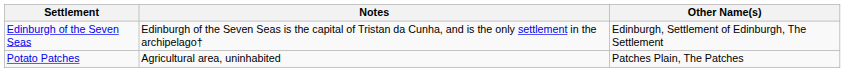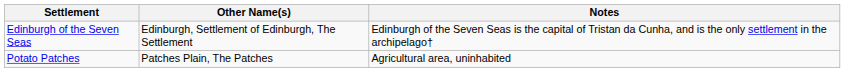columns swapped: (725, 13) <-> (374, 13)
